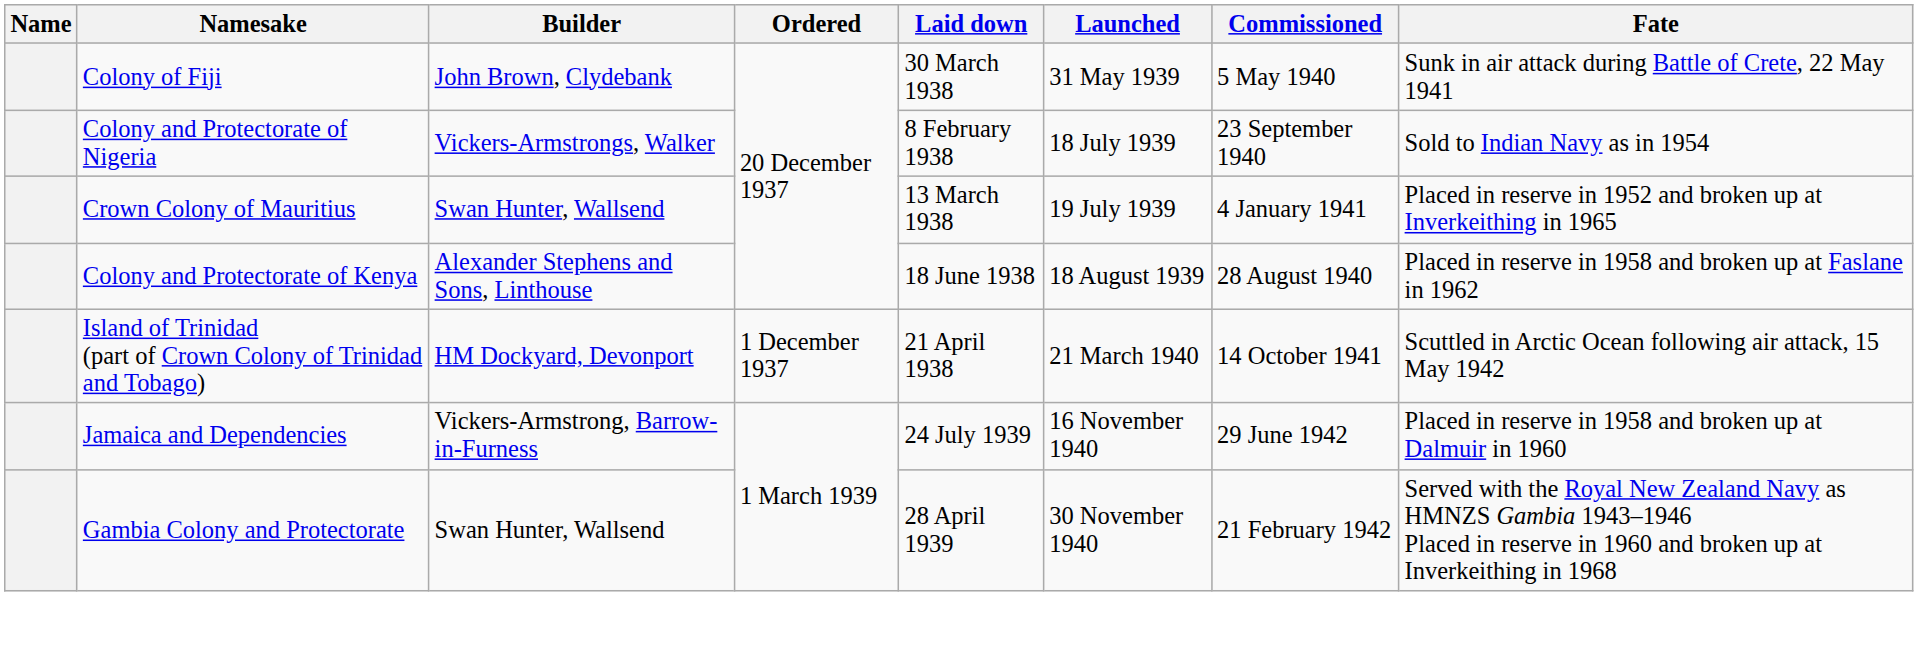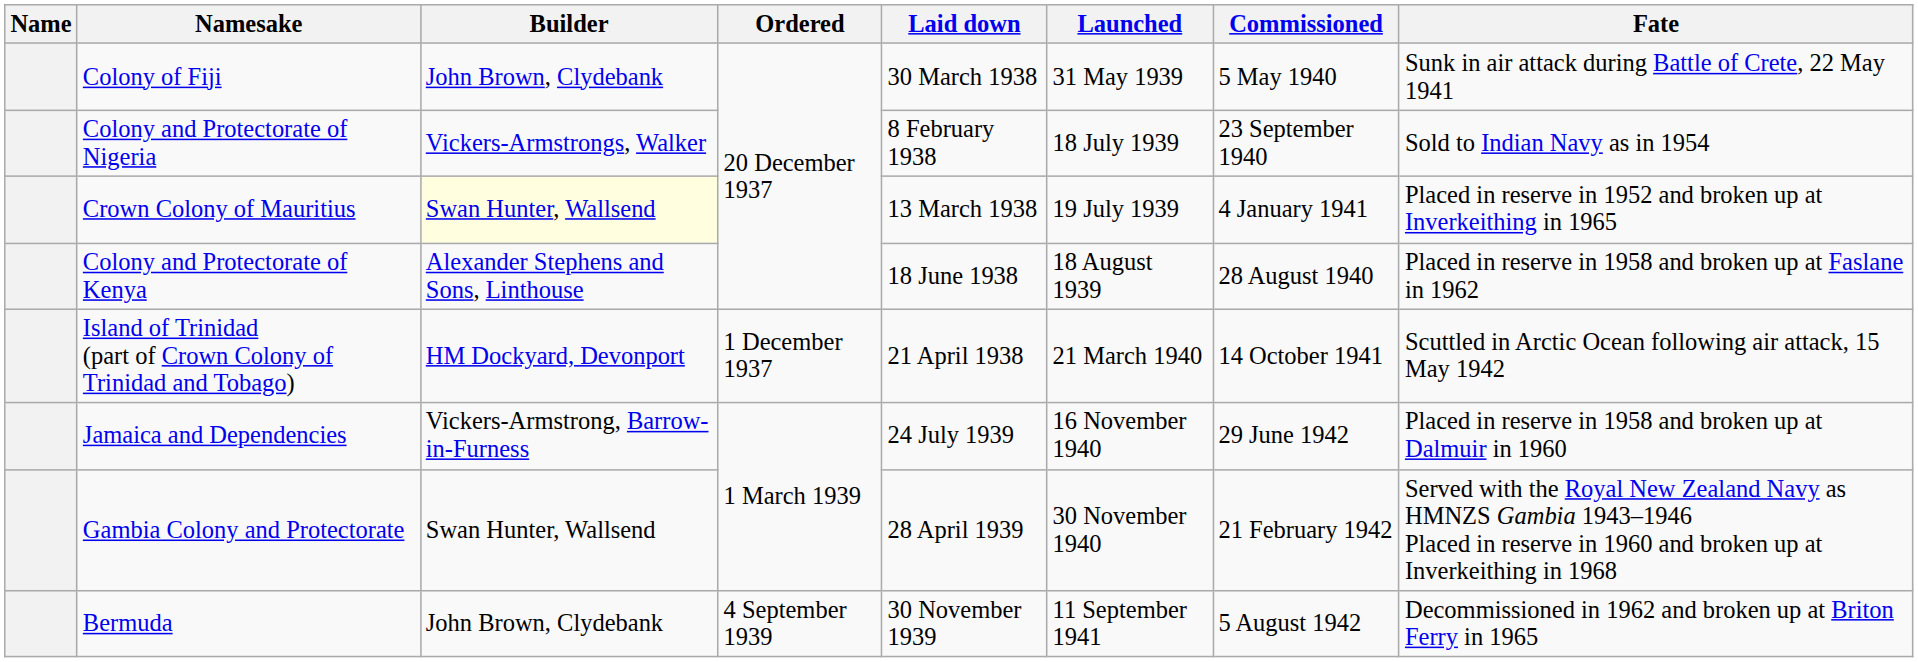(550, 209) no background -> (541, 209) lightyellow background
+ row: (128, 623)
